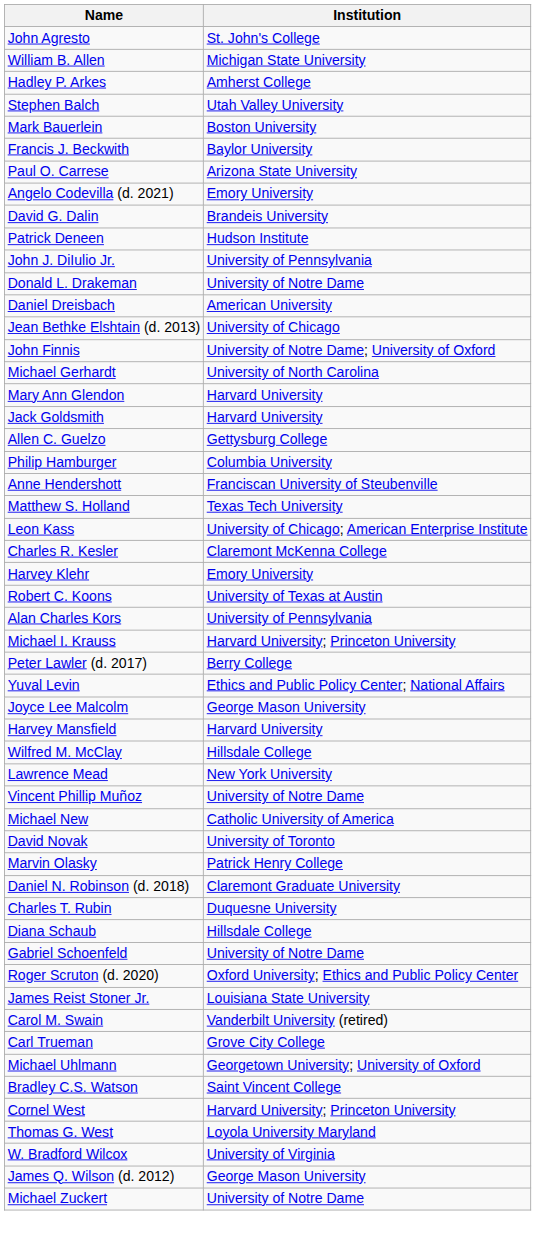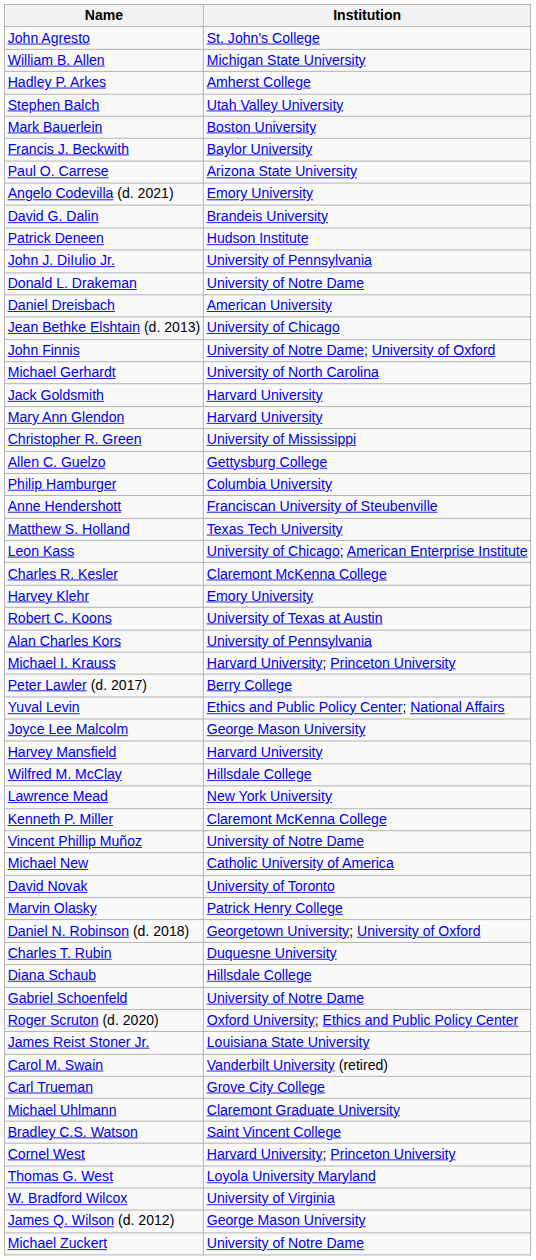rows swapped: (66, 395) <-> (56, 417)
+ row: (75, 439)
+ row: (60, 819)
(303, 886) Claremont Graduate University -> (344, 931) Georgetown University; University of Oxford
(344, 1065) Georgetown University; University of Oxford -> (303, 1109) Claremont Graduate University
